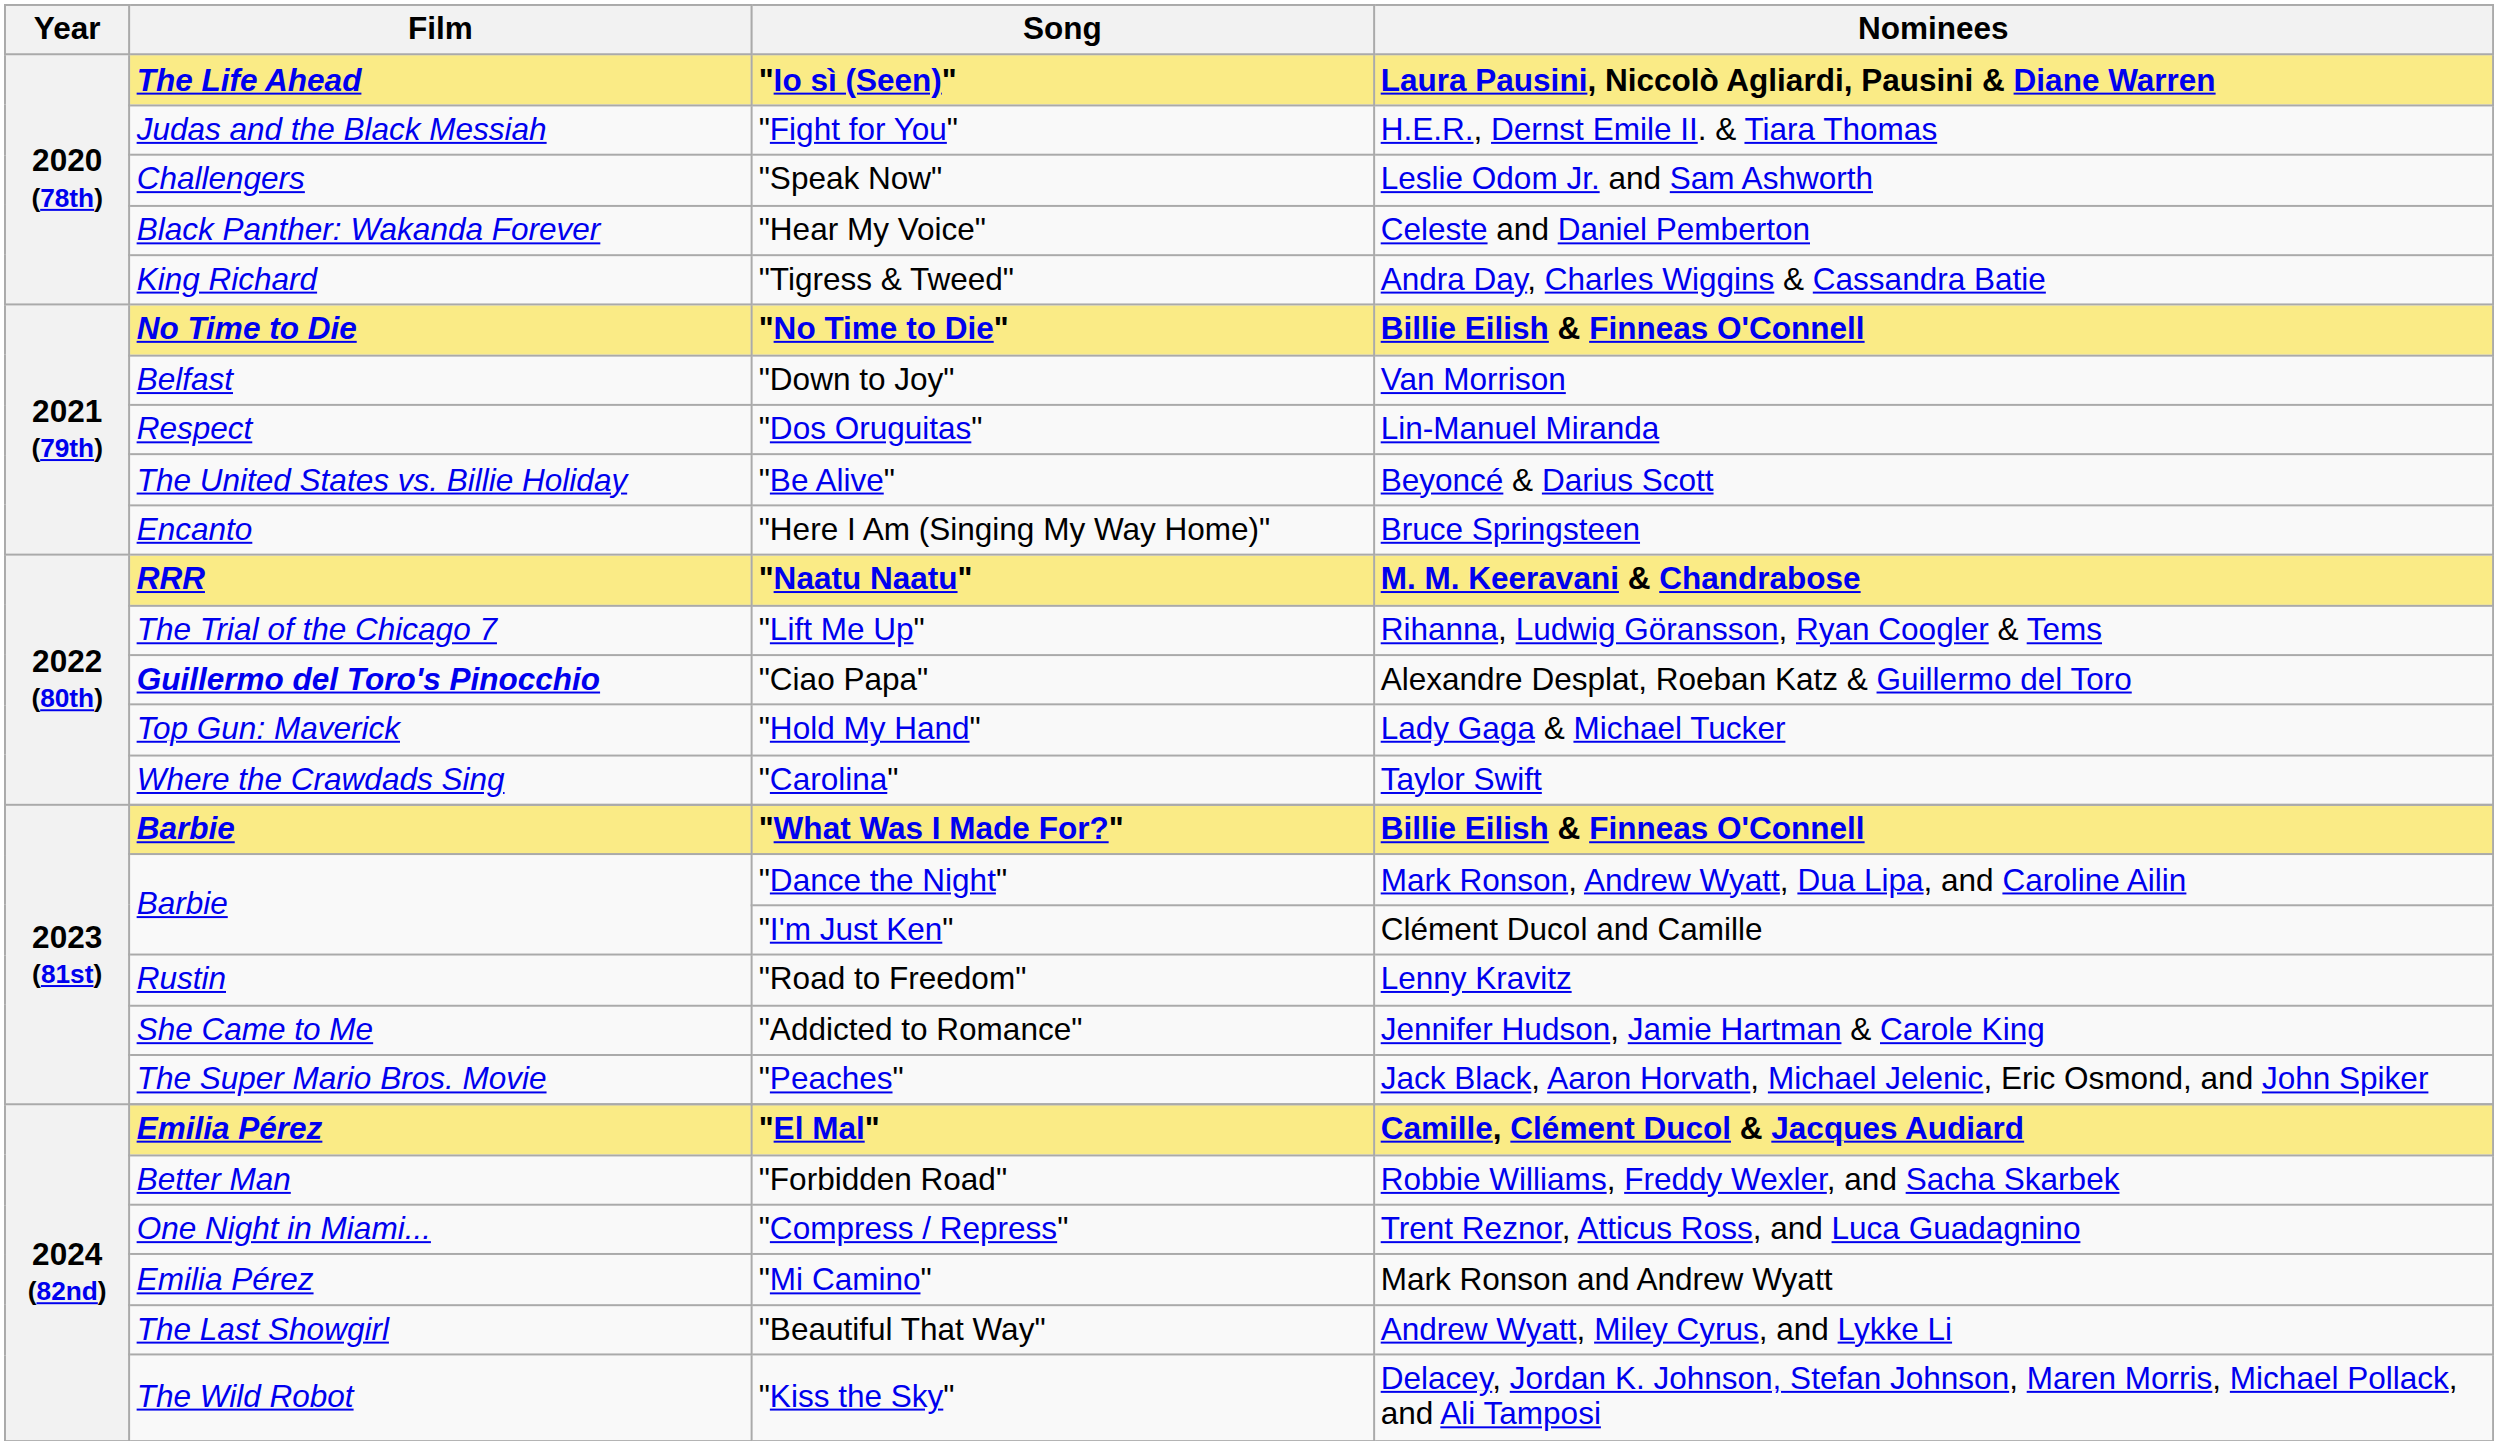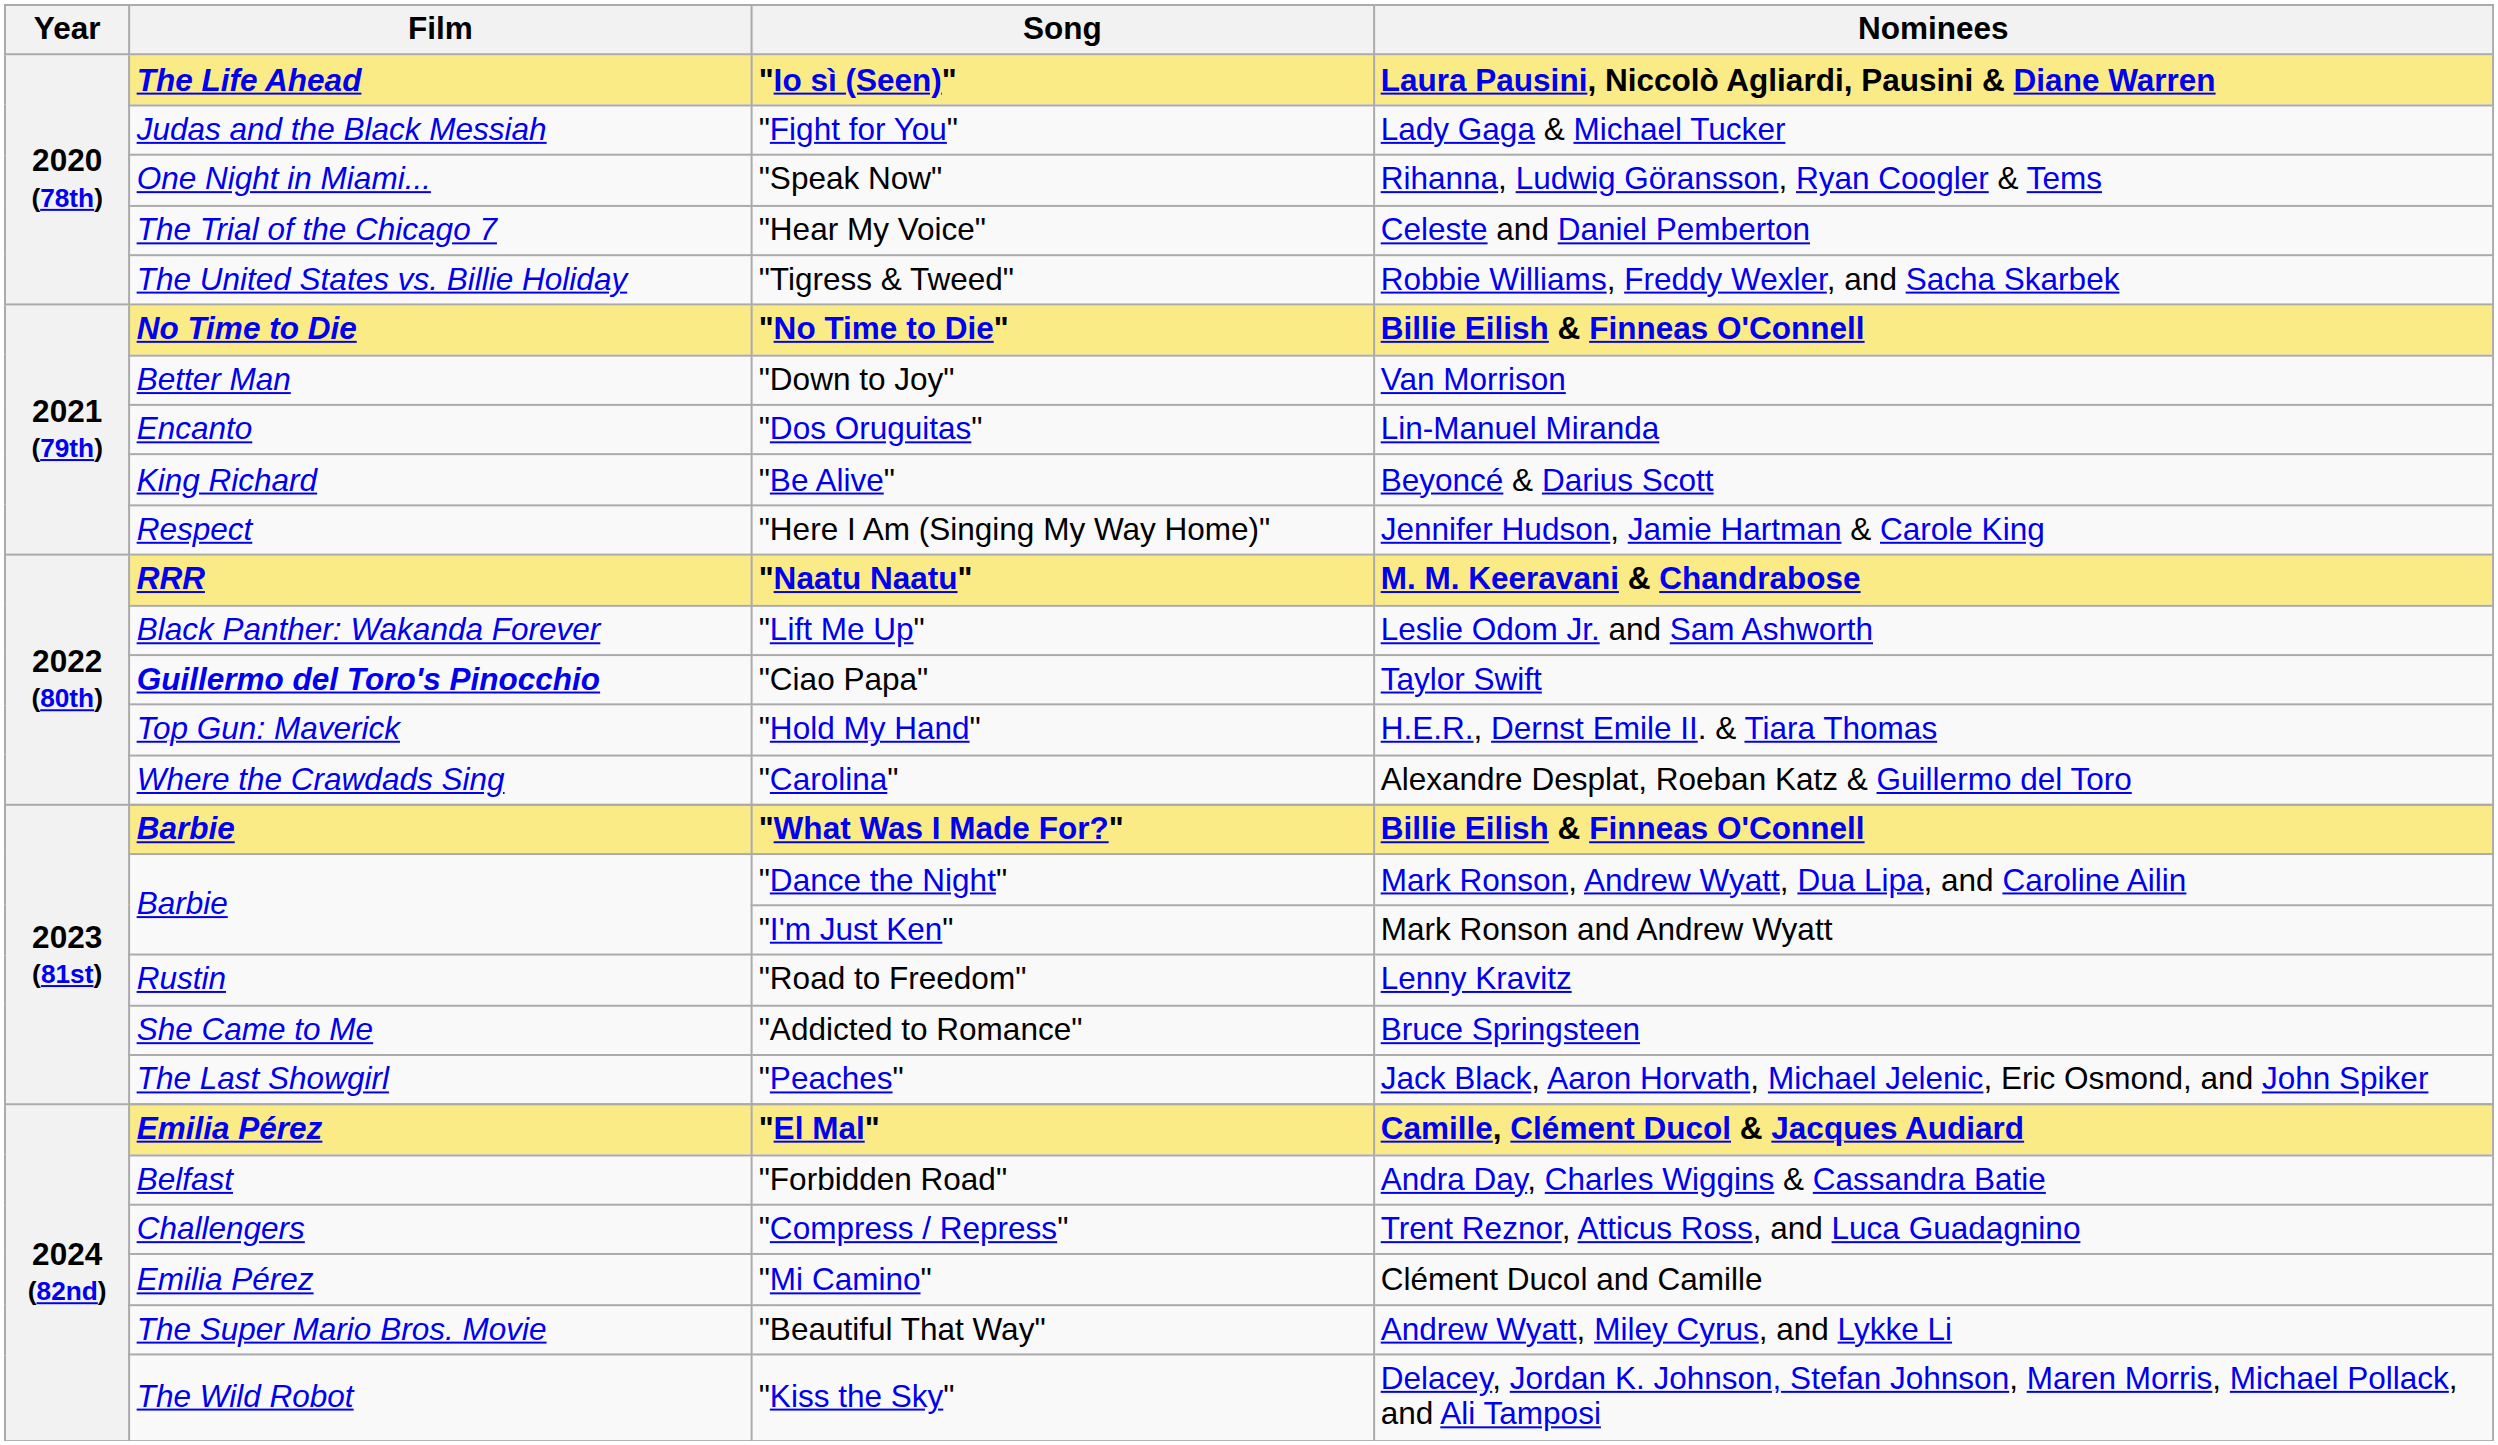(1659, 129) H.E.R., Dernst Emile II. & Tiara Thomas -> (1583, 129) Lady Gaga & Michael Tucker
(221, 179) Challengers -> (284, 179) One Night in Miami...
(1627, 179) Leslie Odom Jr. and Sam Ashworth -> (1741, 179) Rihanna, Ludwig Göransson, Ryan Coogler & Tems
(368, 229) Black Panther: Wakanda Forever -> (317, 229) The Trial of the Chicago 7
(227, 279) King Richard -> (382, 279) The United States vs. Billie Holiday
(1713, 279) Andra Day, Charles Wiggins & Cassandra Batie -> (1750, 279) Robbie Williams, Freddy Wexler, and Sacha Skarbek
(185, 379) Belfast -> (214, 379) Better Man
(194, 429) Respect -> (194, 429) Encanto
(382, 479) The United States vs. Billie Holiday -> (227, 479) King Richard
(194, 529) Encanto -> (194, 529) Respect
(1510, 529) Bruce Springsteen -> (1713, 529) Jennifer Hudson, Jamie Hartman & Carole King
(317, 629) The Trial of the Chicago 7 -> (368, 629) Black Panther: Wakanda Forever
(1741, 629) Rihanna, Ludwig Göransson, Ryan Coogler & Tems -> (1627, 629) Leslie Odom Jr. and Sam Ashworth
(1756, 679) Alexandre Desplat, Roeban Katz & Guillermo del Toro -> (1461, 679) Taylor Swift
(1583, 729) Lady Gaga & Michael Tucker -> (1659, 729) H.E.R., Dernst Emile II. & Tiara Thomas
(1461, 779) Taylor Swift -> (1756, 779) Alexandre Desplat, Roeban Katz & Guillermo del Toro
(1572, 929) Clément Ducol and Camille -> (1607, 929) Mark Ronson and Andrew Wyatt
(1713, 1029) Jennifer Hudson, Jamie Hartman & Carole King -> (1510, 1029) Bruce Springsteen
(342, 1079) The Super Mario Bros. Movie -> (263, 1079) The Last Showgirl
(214, 1179) Better Man -> (185, 1179) Belfast
(1750, 1179) Robbie Williams, Freddy Wexler, and Sacha Skarbek -> (1713, 1179) Andra Day, Charles Wiggins & Cassandra Batie
(284, 1229) One Night in Miami... -> (221, 1229) Challengers
(1607, 1279) Mark Ronson and Andrew Wyatt -> (1572, 1279) Clément Ducol and Camille
(263, 1329) The Last Showgirl -> (342, 1329) The Super Mario Bros. Movie
